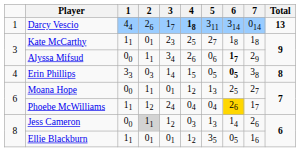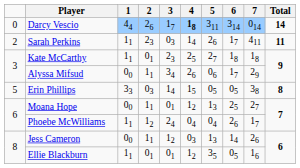(15, 26) 1 -> (15, 26) 0
(280, 26) 13 -> (280, 26) 14
+ row: (54, 42)
(234, 58) bold -> (234, 74) normal
(15, 74) 4 -> (15, 90) 5
(234, 74) bold -> (234, 90) normal
(234, 106) gold background -> (234, 123) no background
(149, 123) lightgrey background -> (149, 139) no background
